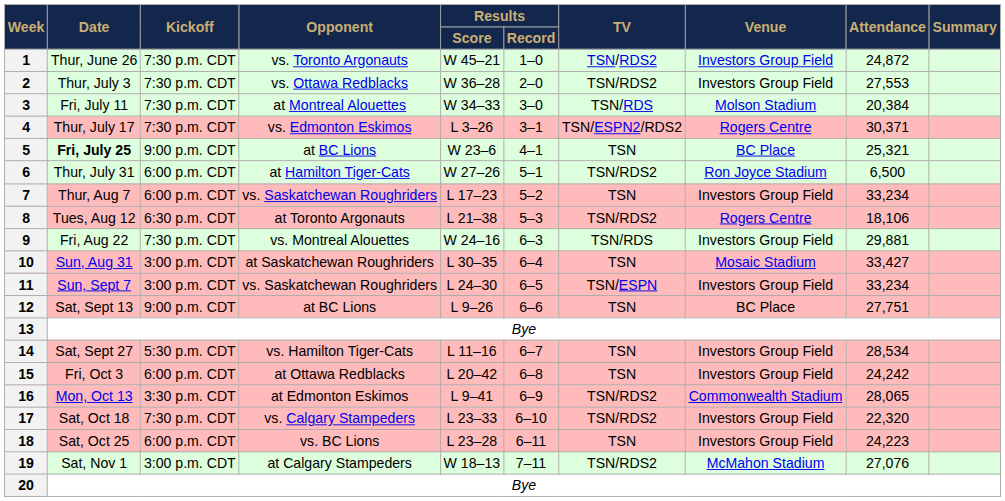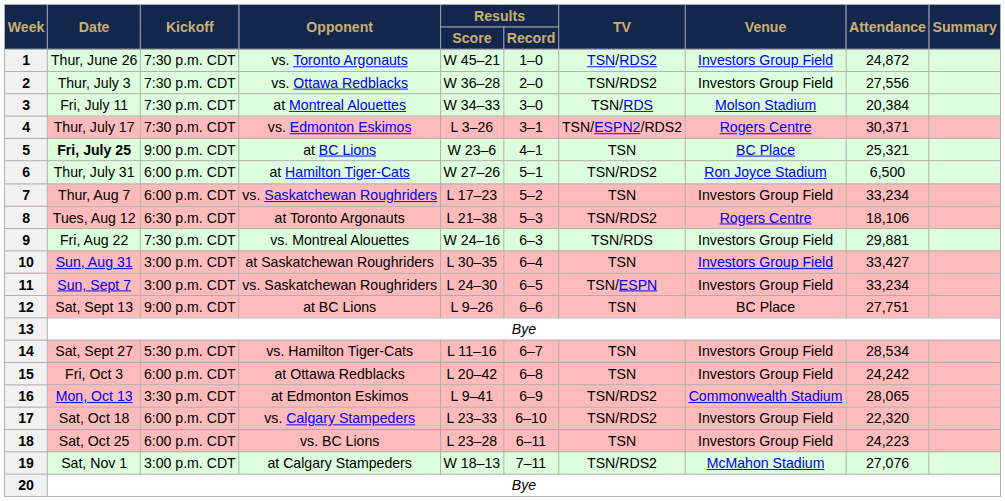(888, 83) 27,553 -> (888, 83) 27,556
(766, 262) Mosaic Stadium -> (766, 262) Investors Group Field
(190, 419) 7:30 p.m. CDT -> (190, 419) 6:00 p.m. CDT
